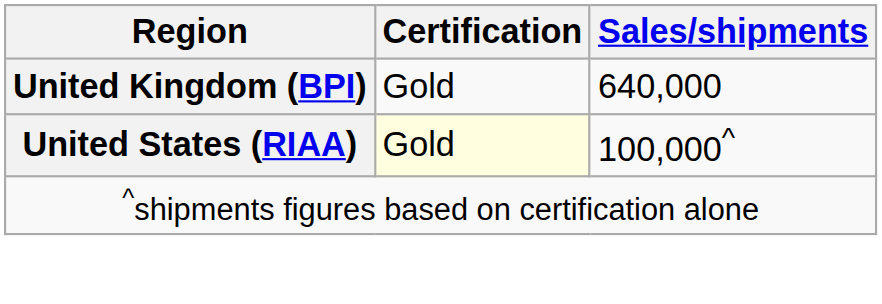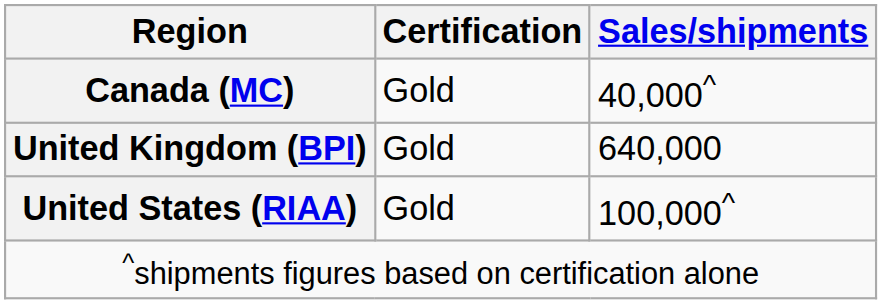+ row: (190, 90)
(419, 144) lightyellow background -> (419, 208) no background
